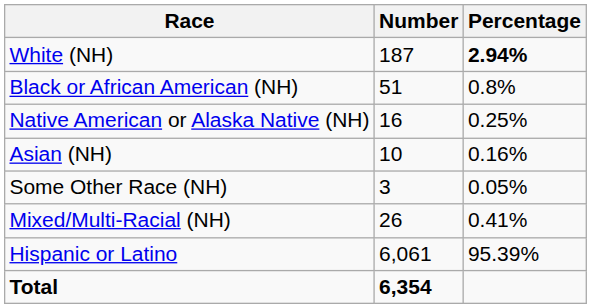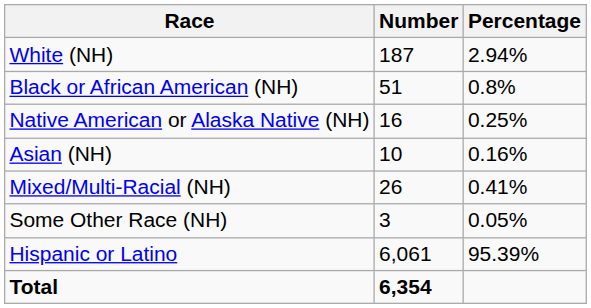(498, 54) bold -> (498, 54) normal
rows swapped: (118, 187) <-> (120, 220)
